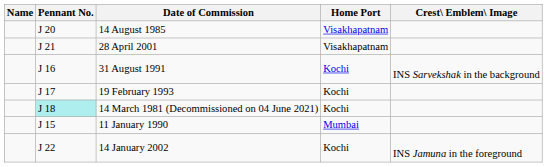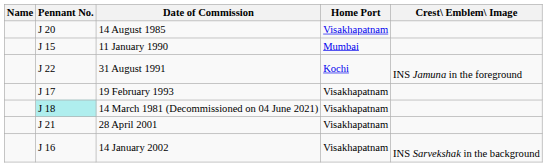rows swapped: (133, 125) <-> (128, 46)
(47, 69) J 16 -> (47, 69) J 22
(466, 74) INS Sarvekshak in the background -> (458, 74) INS Jamuna in the foreground
(336, 91) Kochi -> (356, 91) Visakhapatnam
(336, 108) Kochi -> (356, 108) Visakhapatnam
(47, 147) J 22 -> (47, 147) J 16
(336, 147) Kochi -> (356, 147) Visakhapatnam
(458, 153) INS Jamuna in the foreground -> (466, 153) INS Sarvekshak in the background
